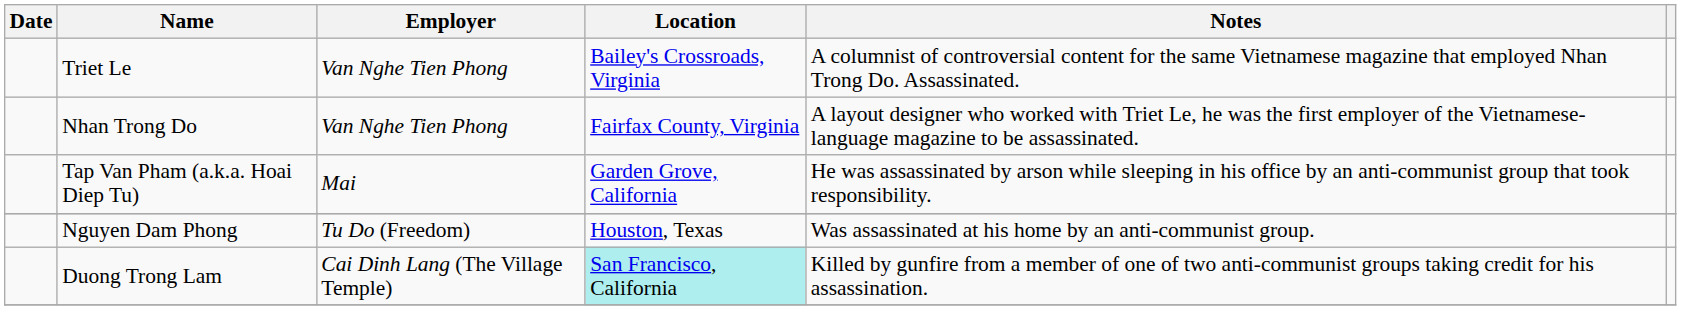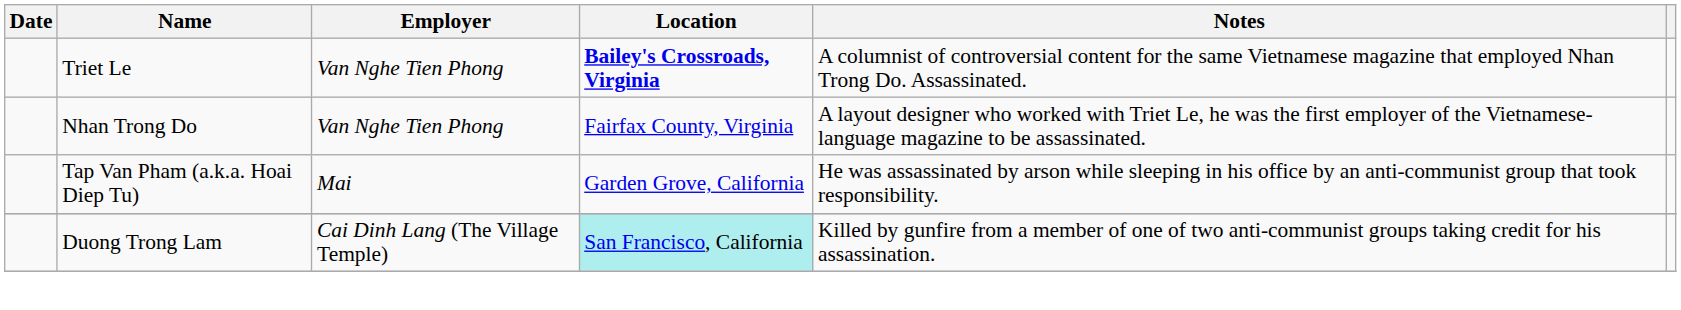(677, 67) normal -> (677, 67) bold
- row: (150, 229)
